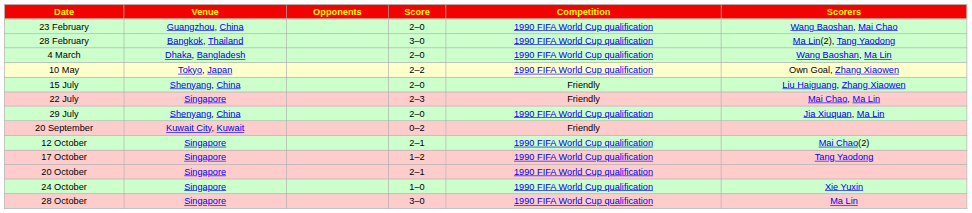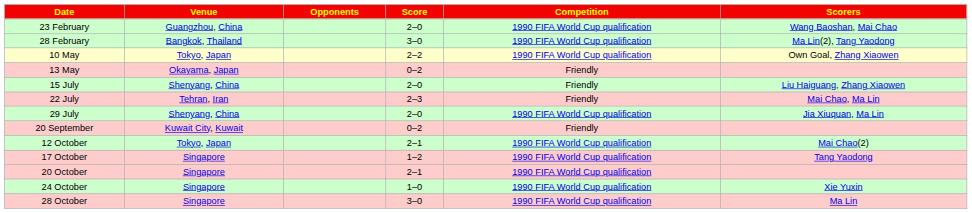- row: (64, 56)
+ row: (64, 70)
(205, 99) Singapore -> (204, 99) Tehran, Iran
(205, 143) Singapore -> (204, 143) Tokyo, Japan
